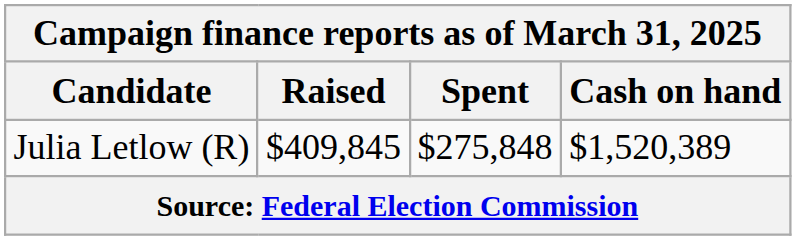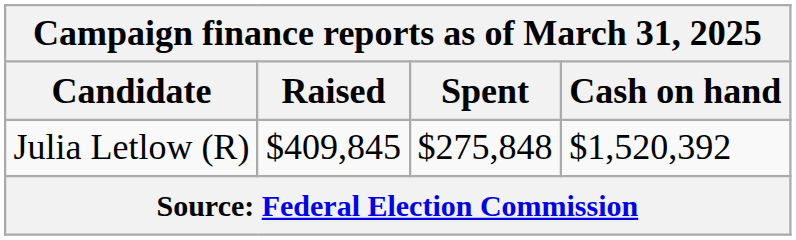(650, 147) $1,520,389 -> (650, 147) $1,520,392
